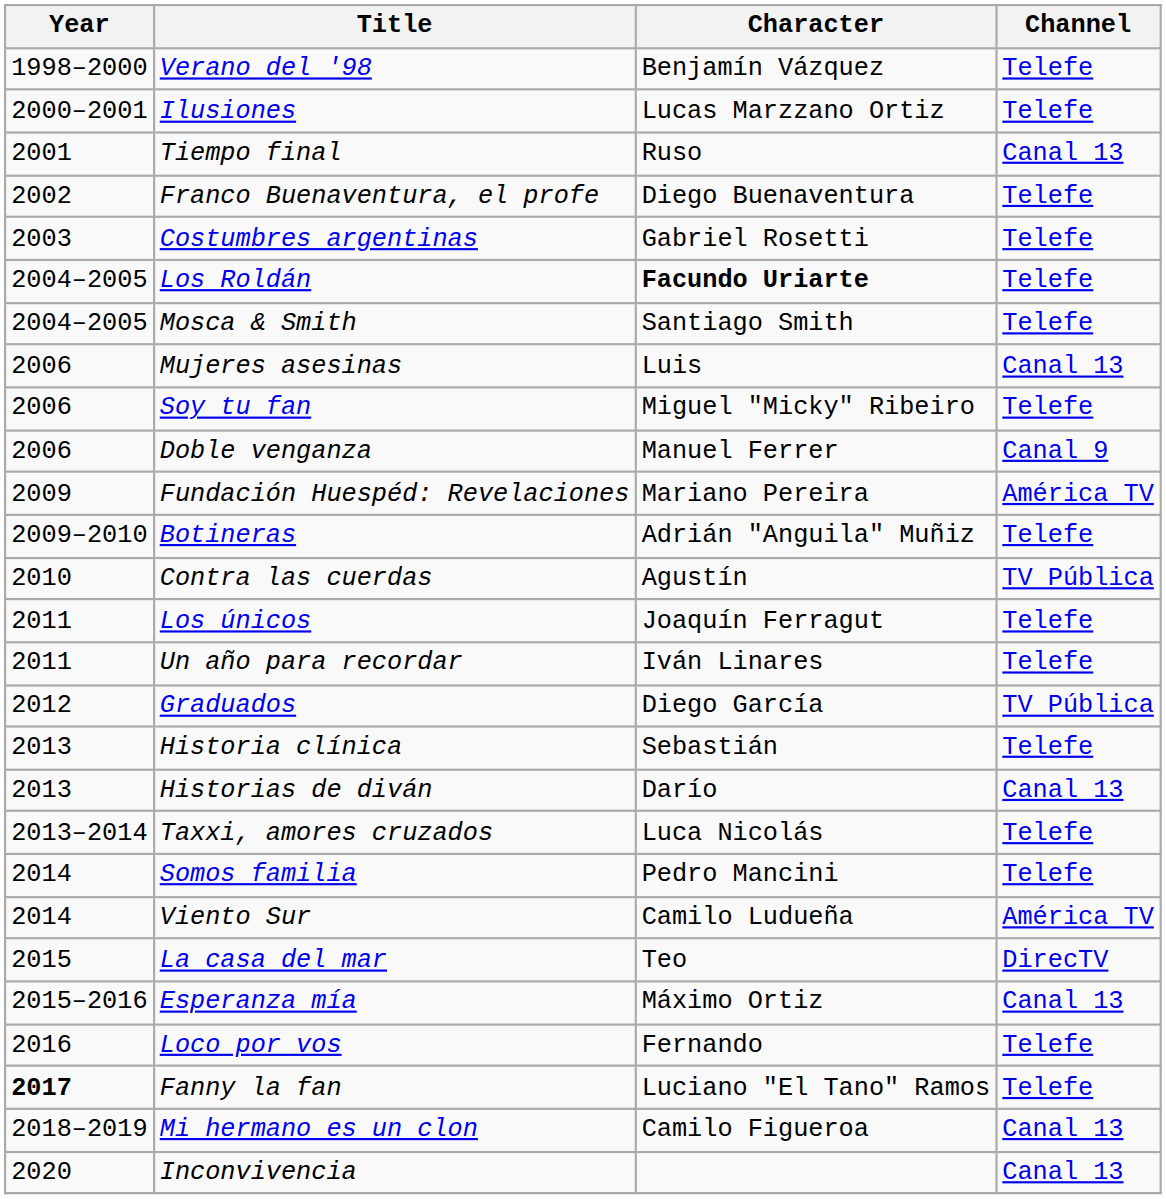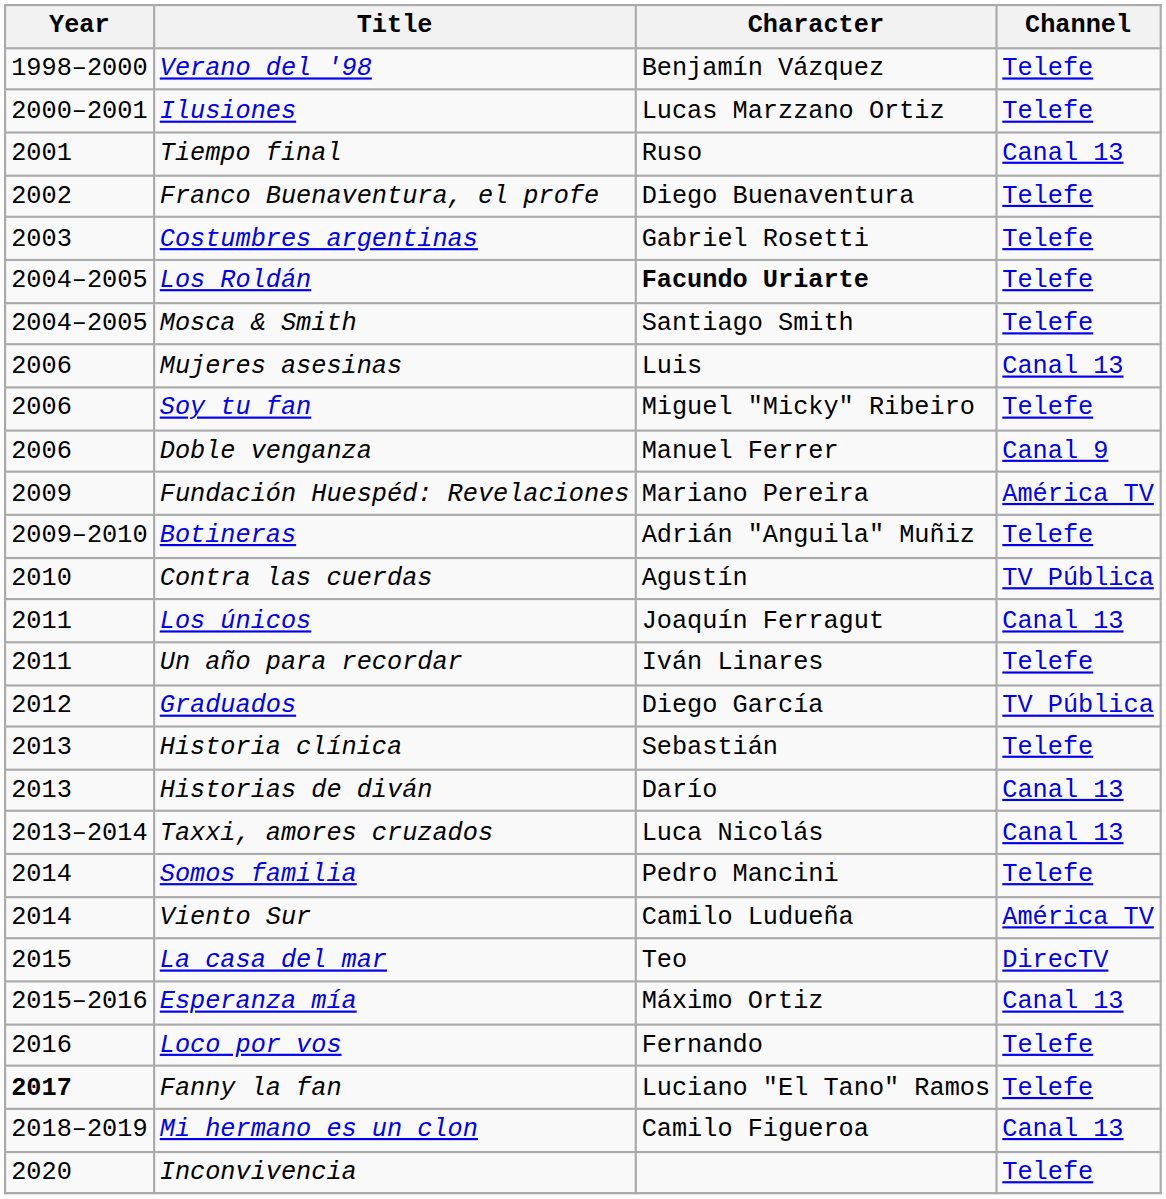(1048, 620) Telefe -> (1063, 620) Canal 13
(1048, 833) Telefe -> (1063, 833) Canal 13
(1063, 1172) Canal 13 -> (1048, 1172) Telefe
